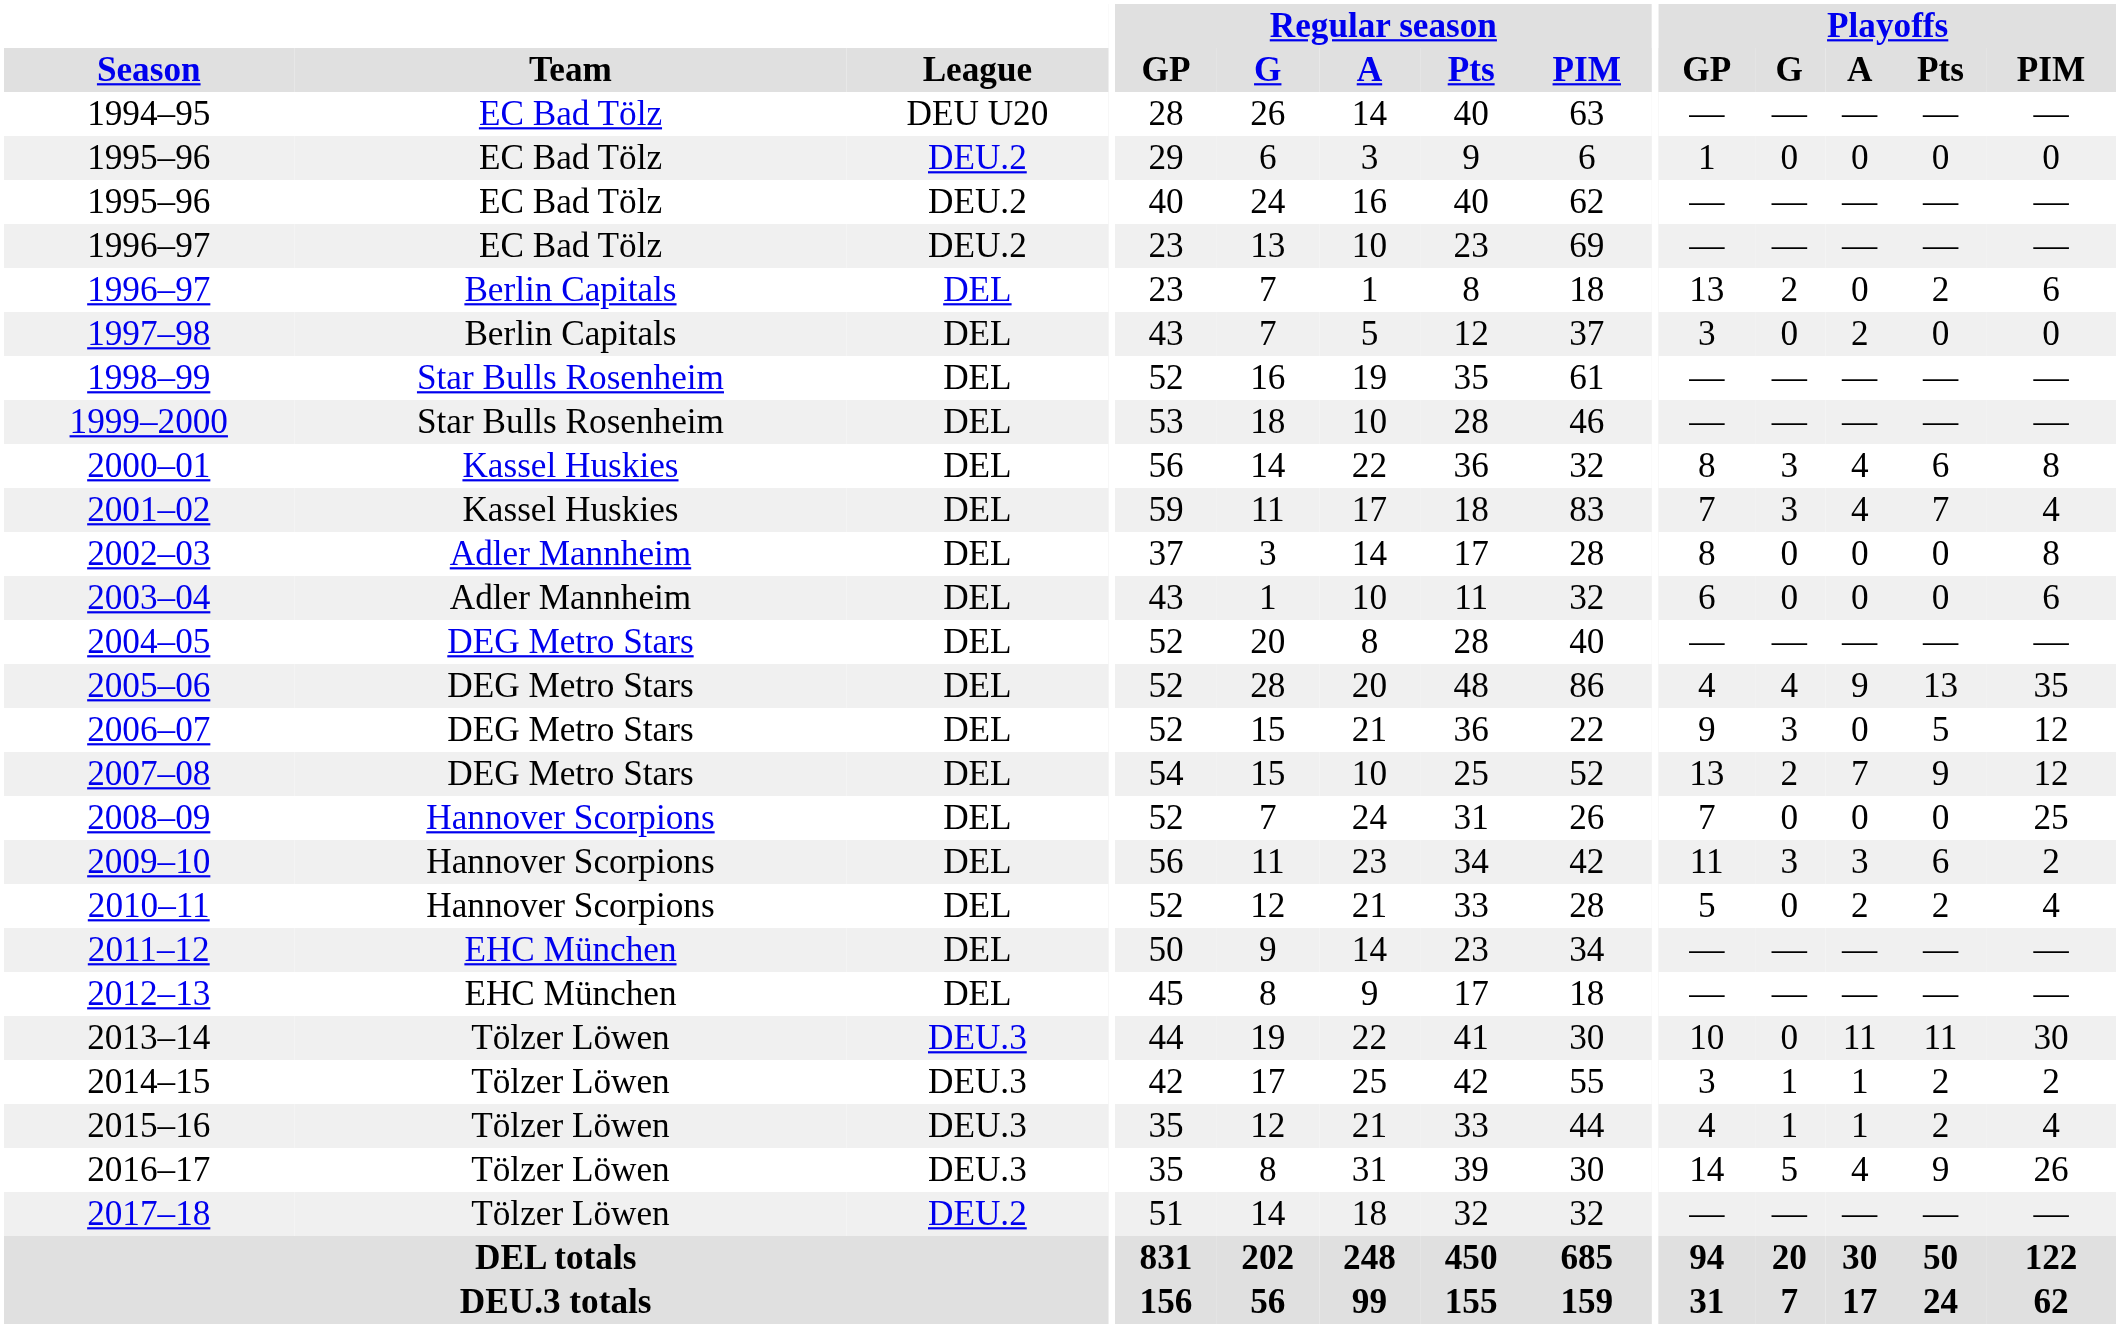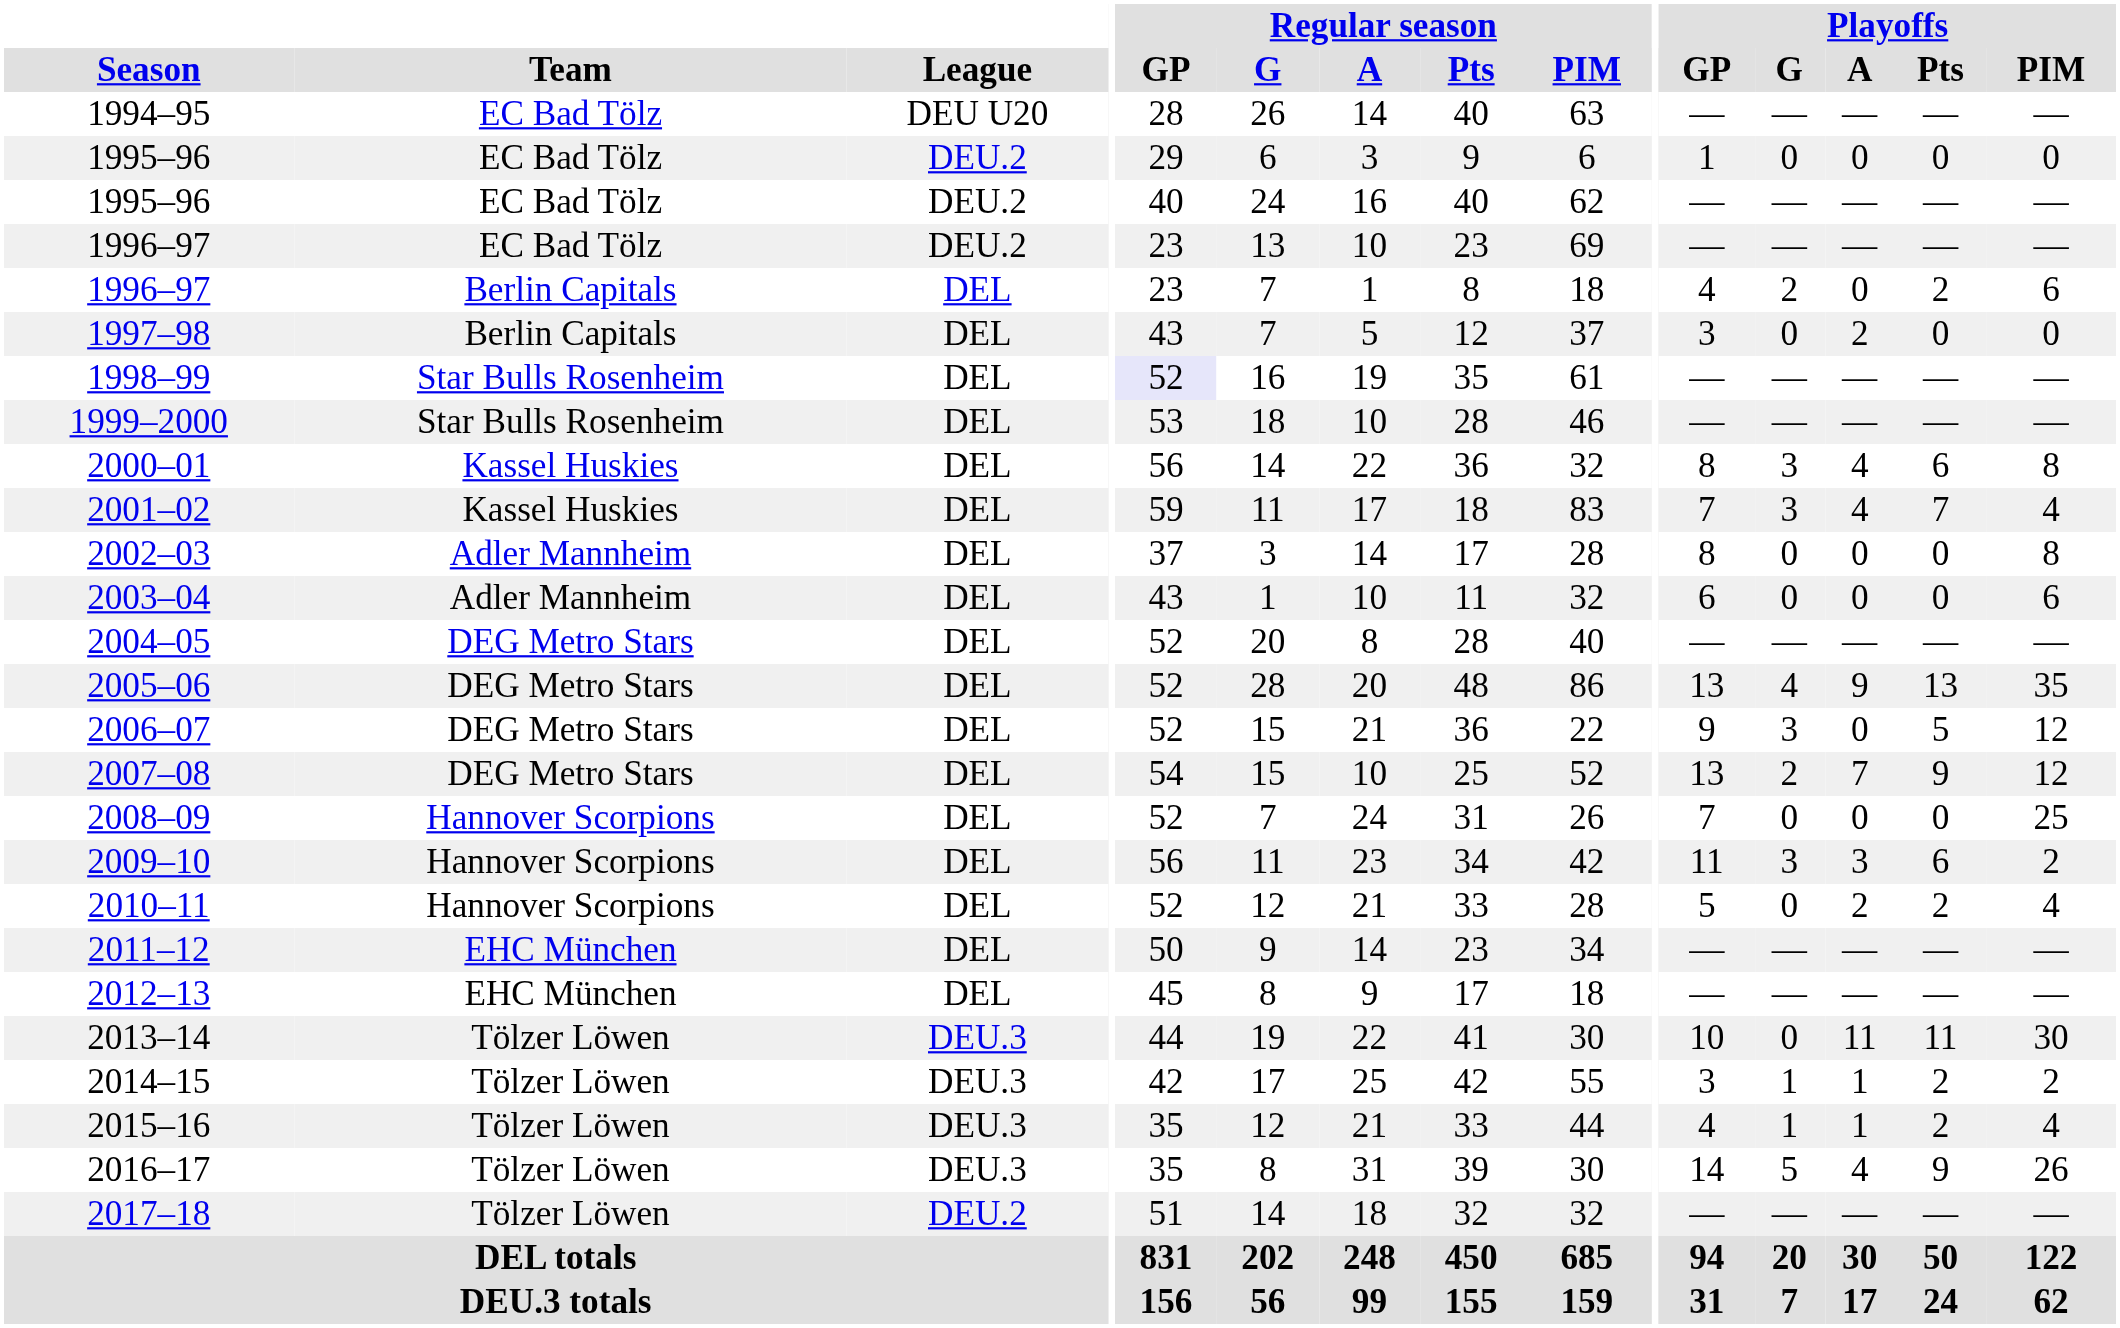(1707, 289) 13 -> (1707, 289) 4
(1166, 377) no background -> (1166, 377) lavender background
(1707, 685) 4 -> (1707, 685) 13
